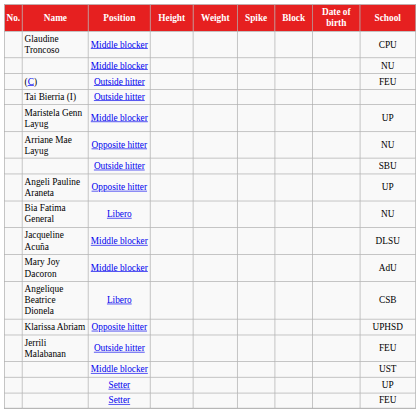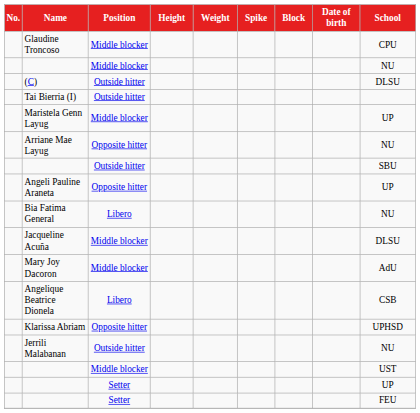(388, 81) FEU -> (388, 81) DLSU
(388, 348) FEU -> (388, 348) NU
